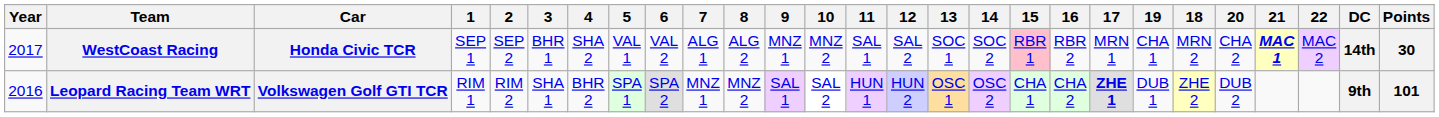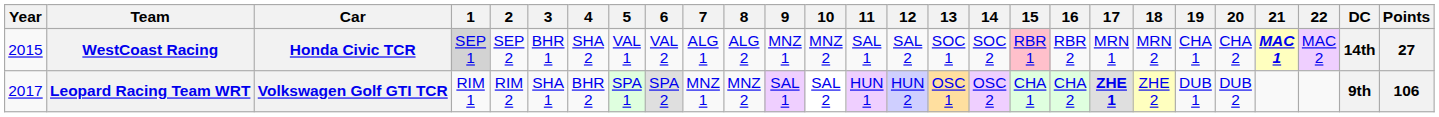columns swapped: (1194, 16) <-> (1153, 16)
(25, 49) 2017 -> (25, 49) 2015
(471, 49) no background -> (471, 49) lightgrey background
(1407, 49) 30 -> (1407, 49) 27
(25, 91) 2016 -> (25, 91) 2017
(1407, 91) 101 -> (1407, 91) 106
